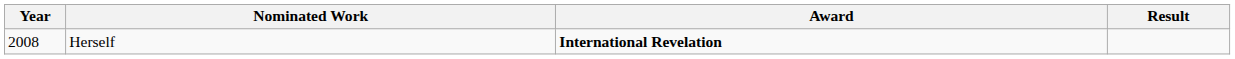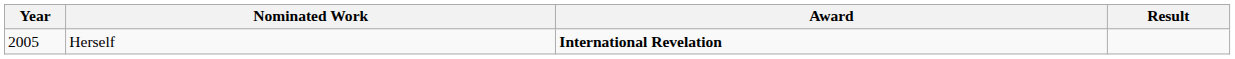(24, 41) 2008 -> (24, 41) 2005
